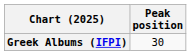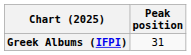(158, 42) 30 -> (158, 42) 31
